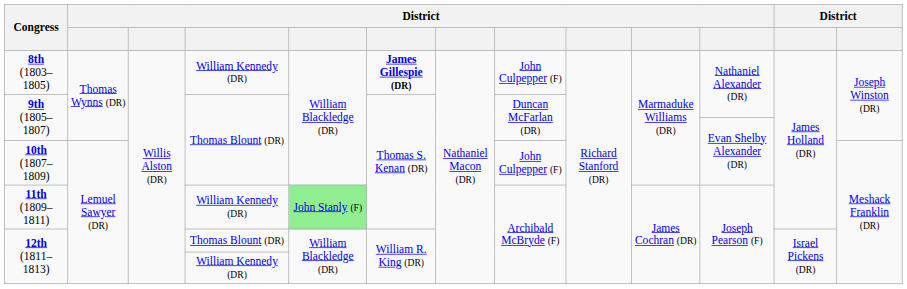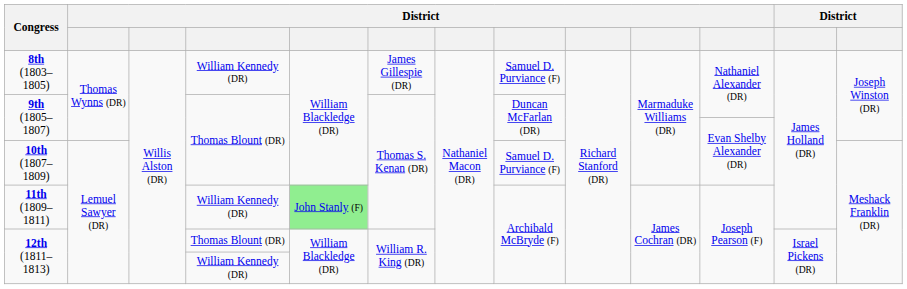(401, 72) bold -> (401, 72) normal
(530, 72) John Culpepper (F) -> (530, 72) Samuel D. Purviance (F)
(530, 162) John Culpepper (F) -> (530, 162) Samuel D. Purviance (F)
